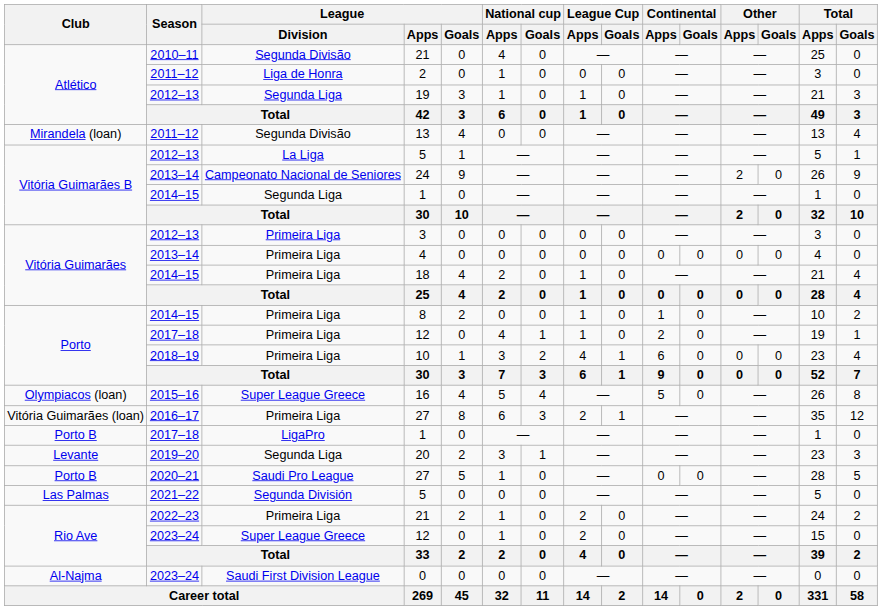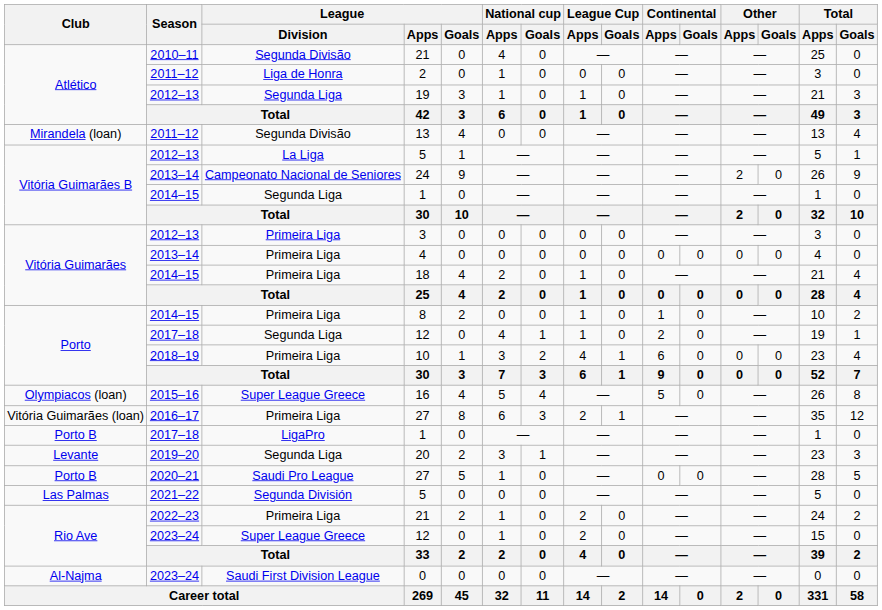(303, 335) Primeira Liga -> (303, 335) Segunda Liga
